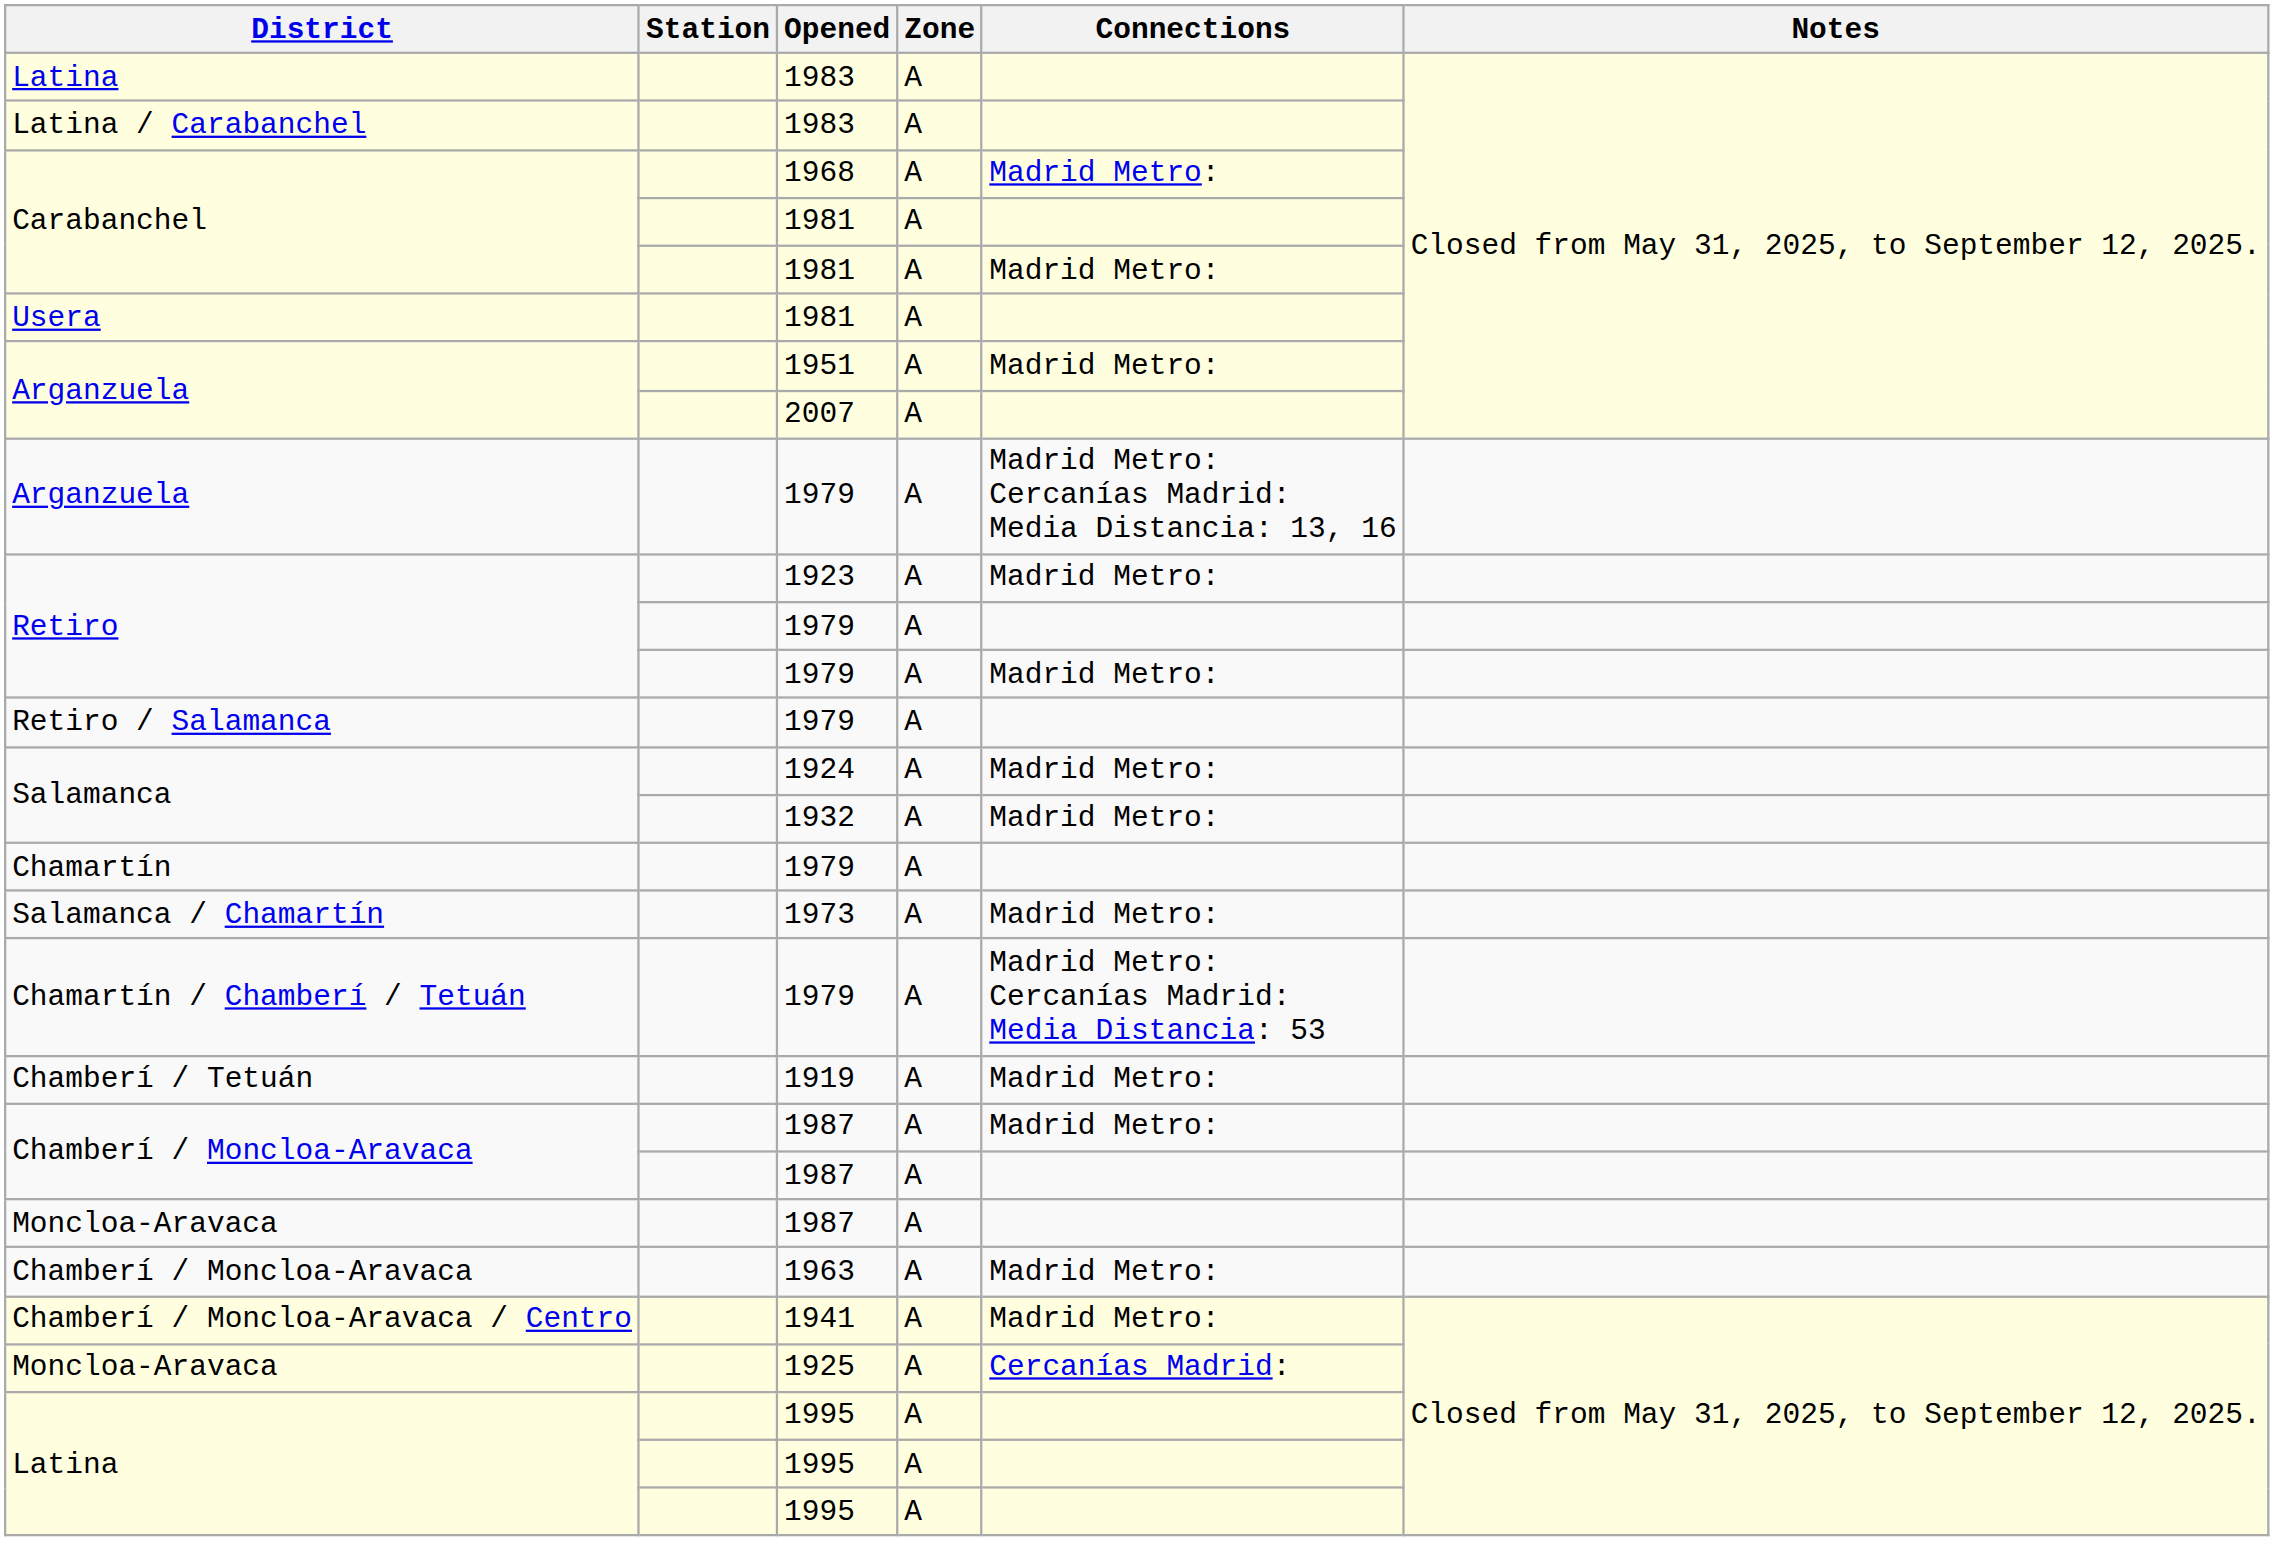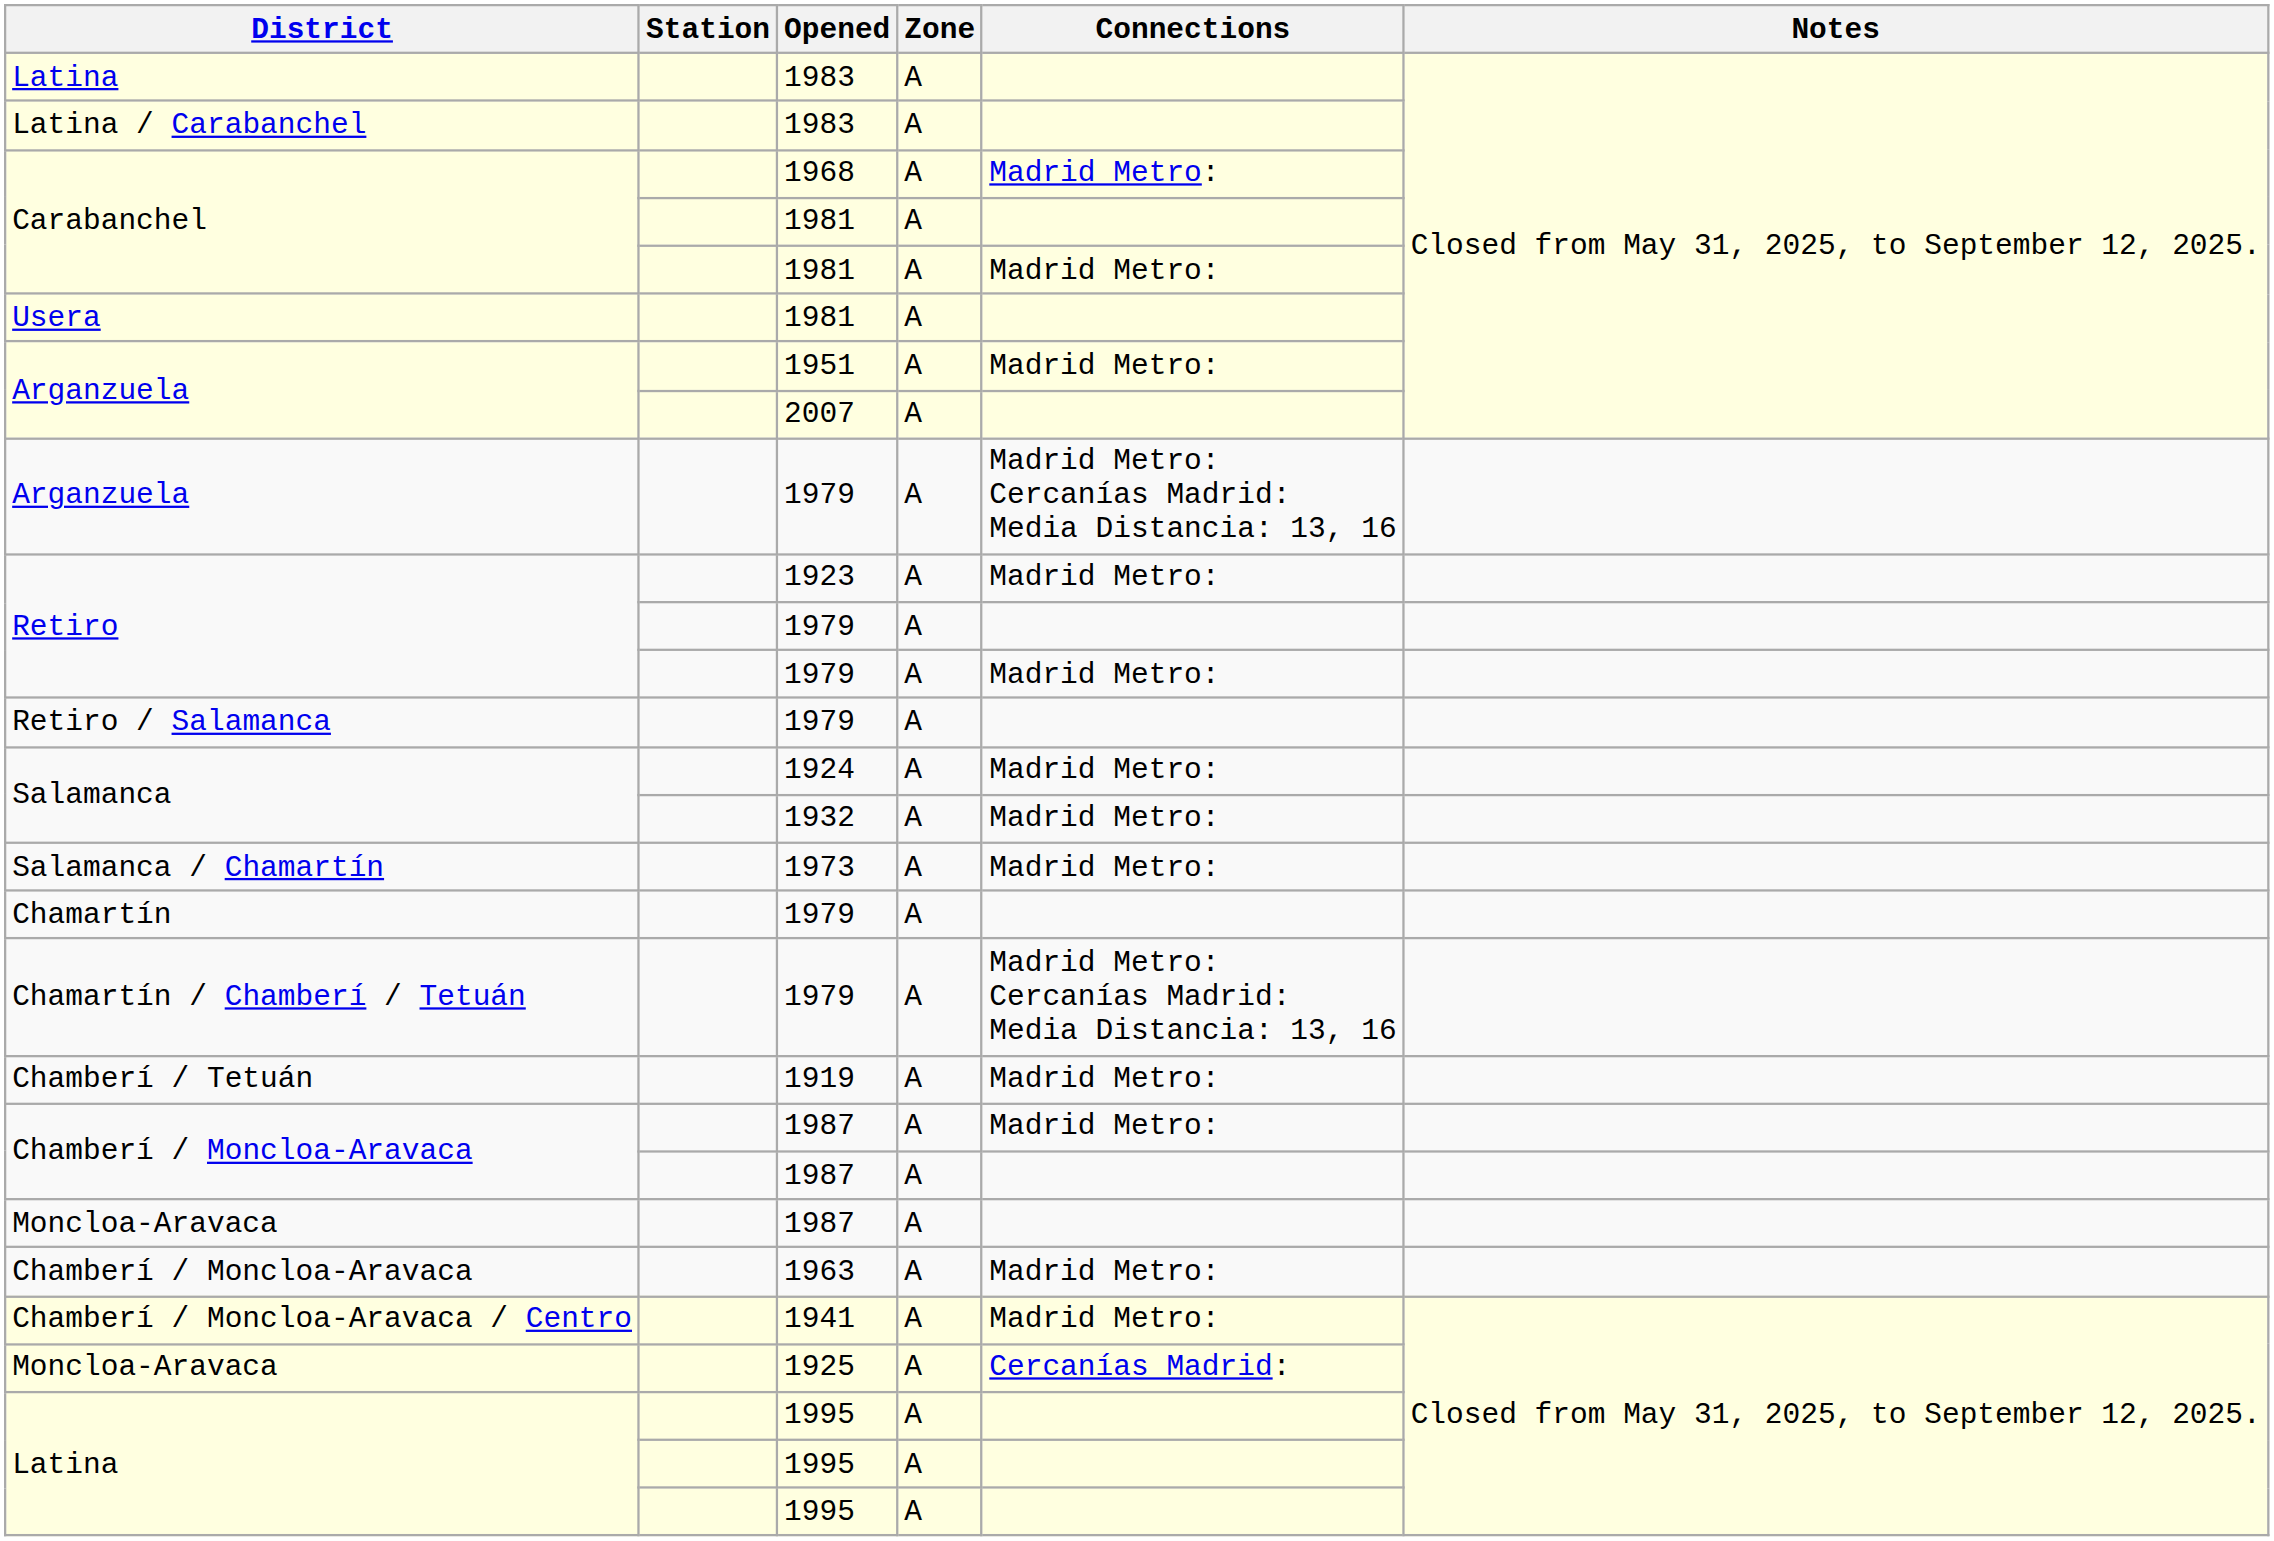rows swapped: (198, 915) <-> (92, 867)
(1158, 997) Madrid Metro: Cercanías Madrid: Media Distancia: 53 -> (1193, 997) Madrid Metro: Cercanías Madrid: Media Distancia: 13, 16
